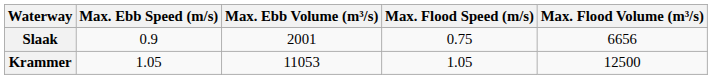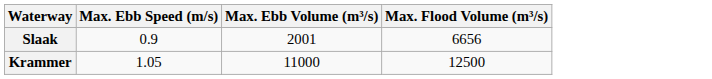- column: (460, 16)
(302, 62) 11053 -> (302, 62) 11000
